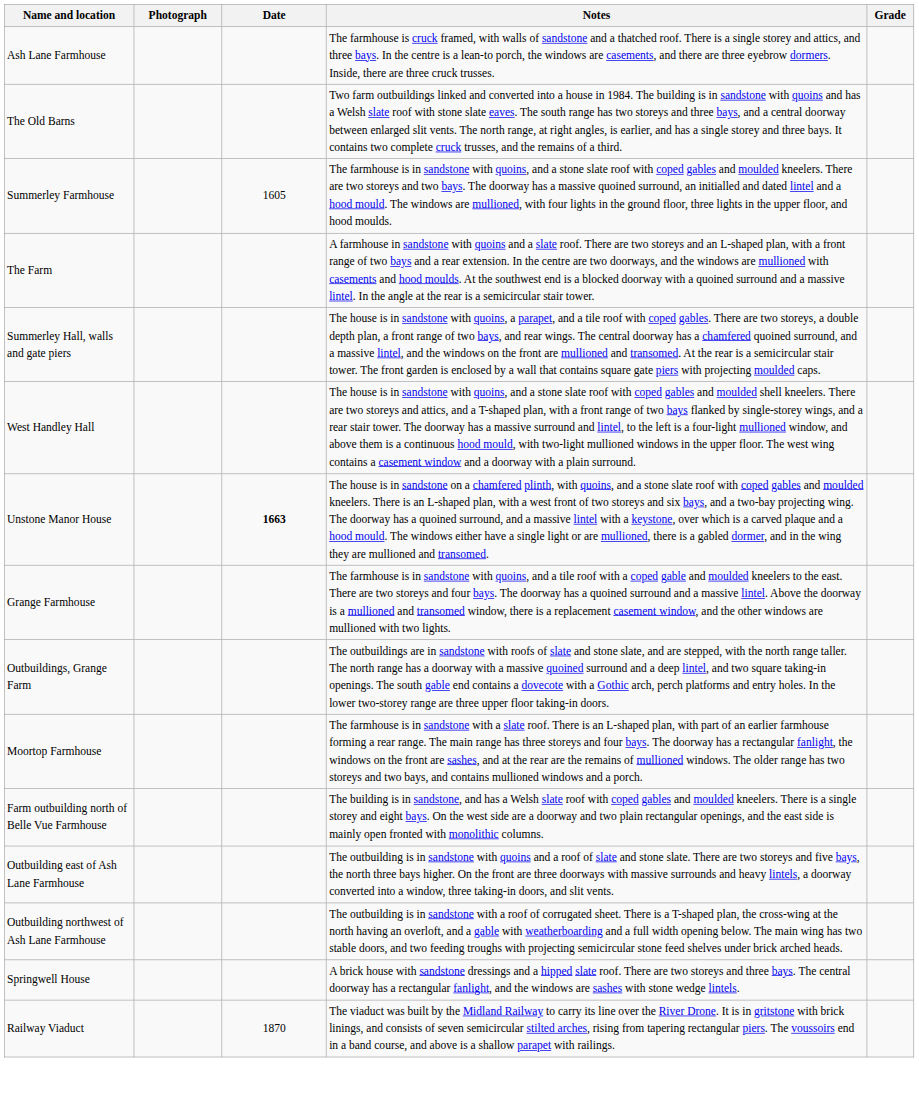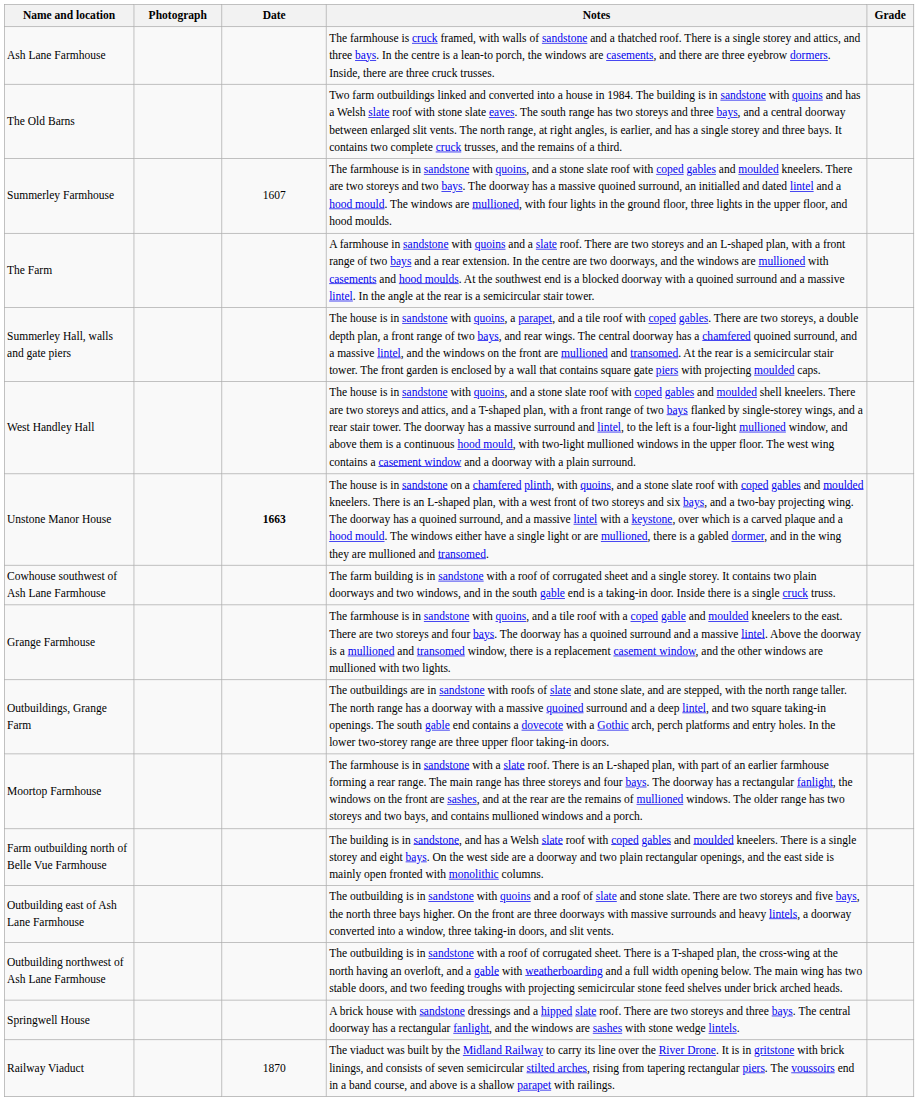(274, 195) 1605 -> (274, 195) 1607
+ row: (62, 585)
